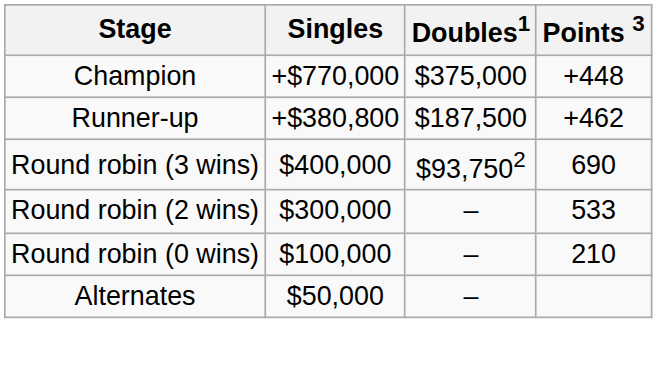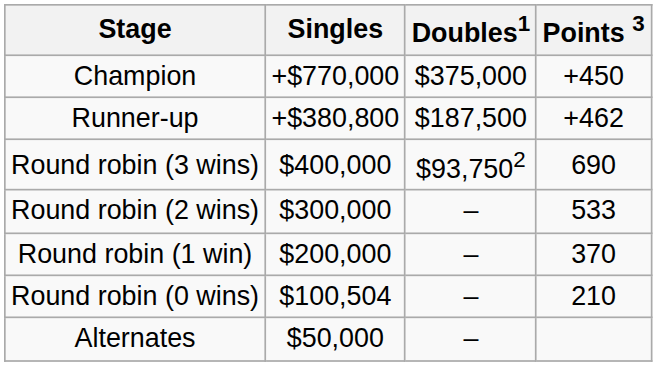(594, 75) +448 -> (594, 75) +450
+ row: (135, 253)
(335, 253) $100,000 -> (335, 296) $100,504
